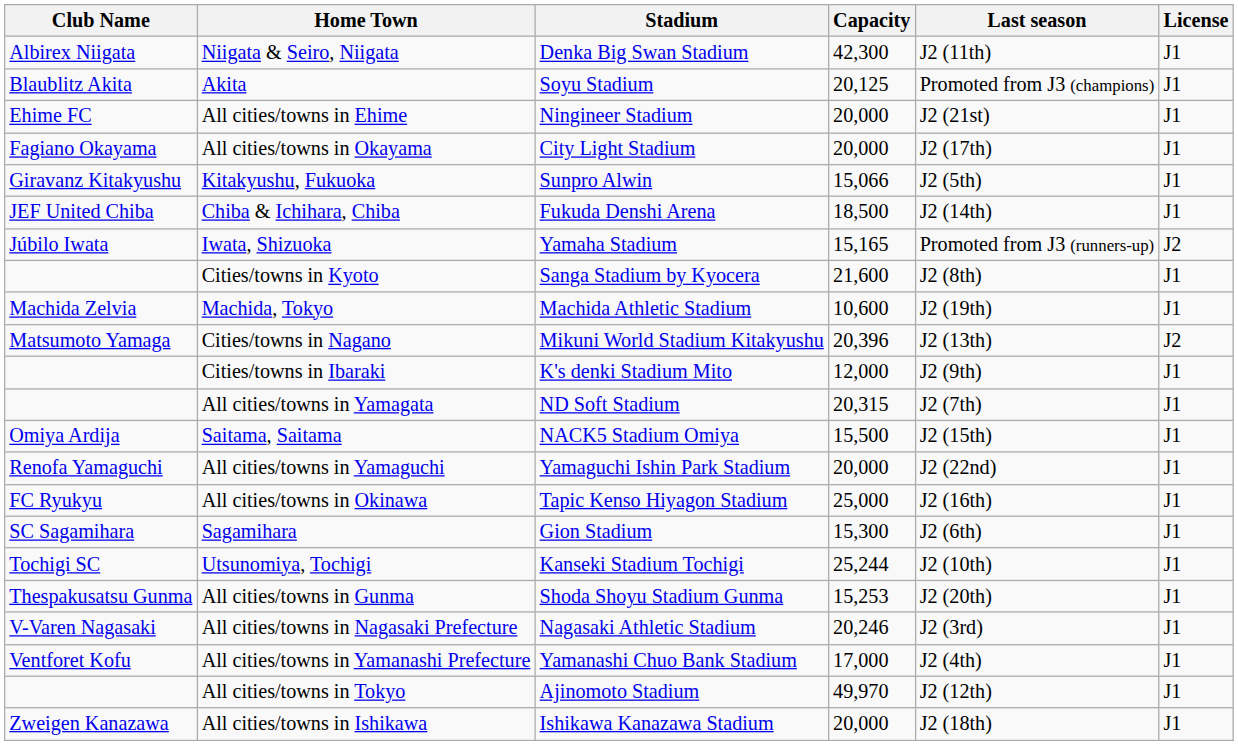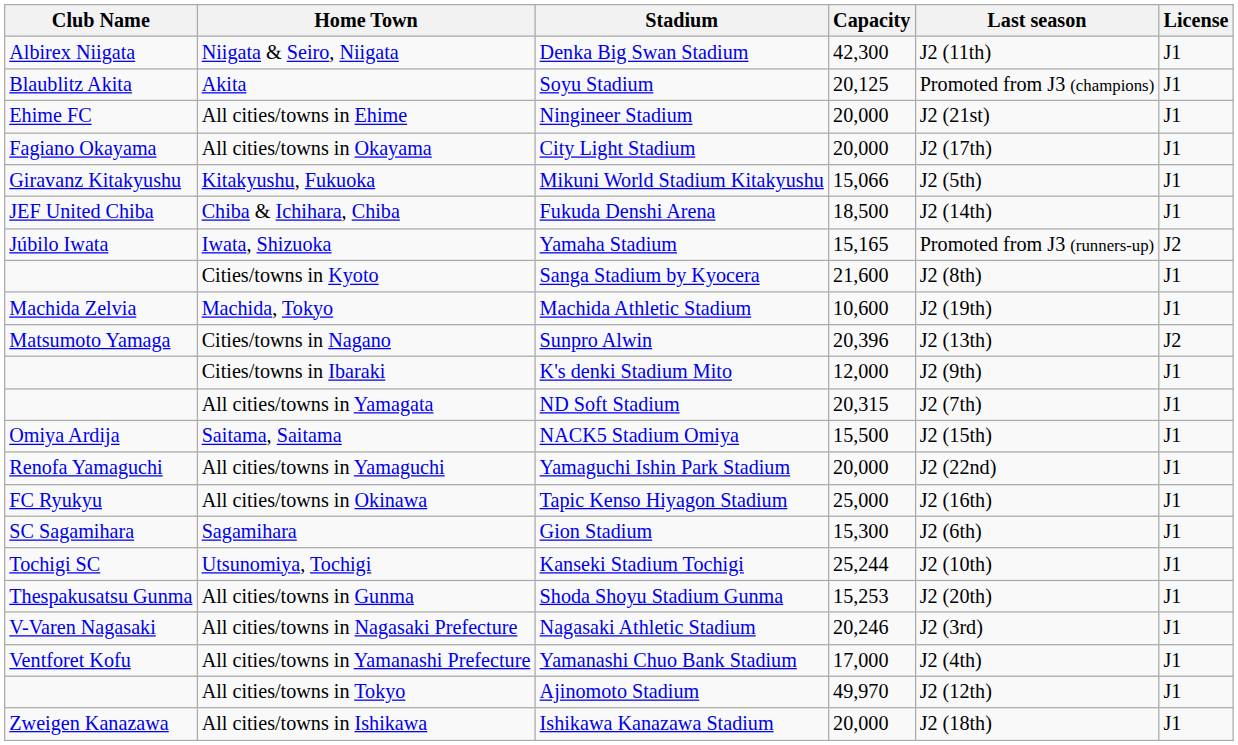(596, 180) Sunpro Alwin -> (682, 180) Mikuni World Stadium Kitakyushu
(682, 340) Mikuni World Stadium Kitakyushu -> (596, 340) Sunpro Alwin
